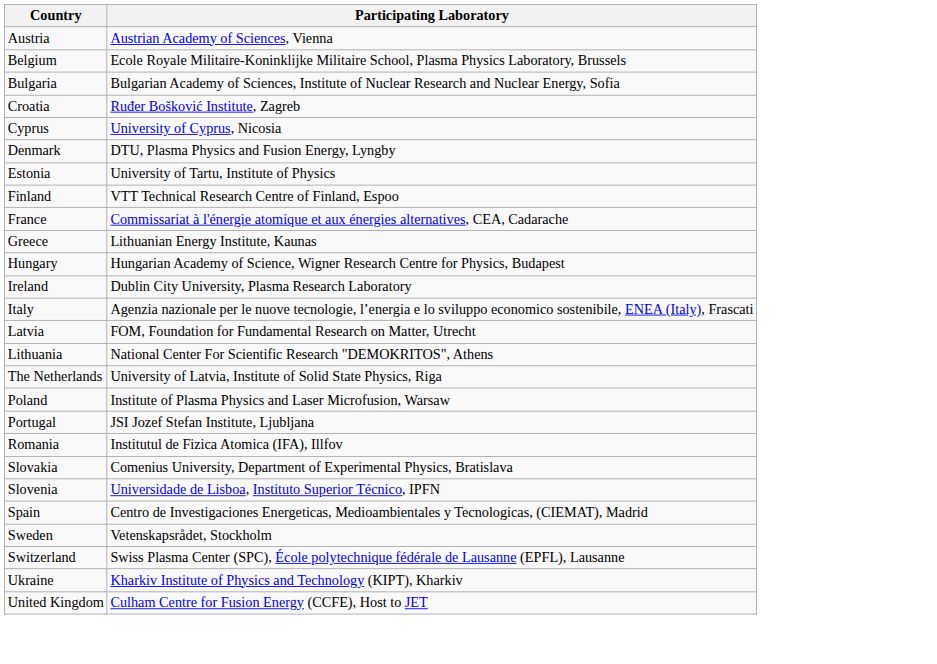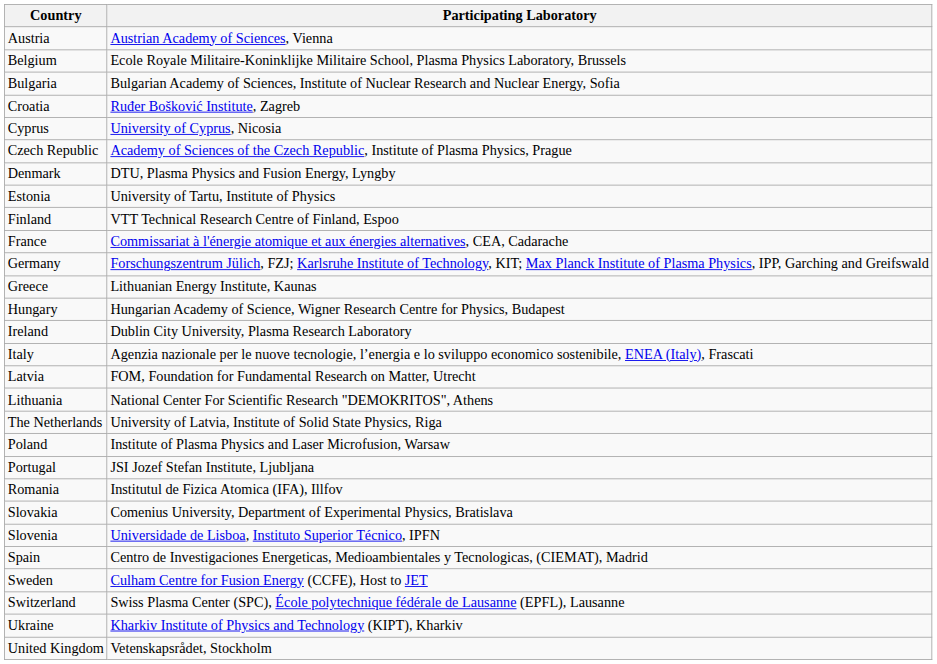+ row: (53, 151)
+ row: (34, 264)
(191, 535) Vetenskapsrådet, Stockholm -> (269, 580) Culham Centre for Fusion Energy (CCFE), Host to JET
(269, 602) Culham Centre for Fusion Energy (CCFE), Host to JET -> (191, 648) Vetenskapsrådet, Stockholm
